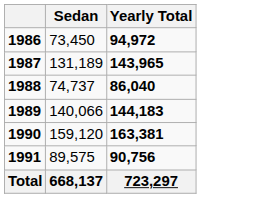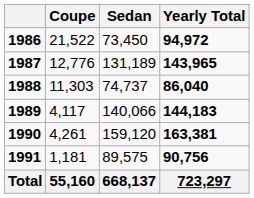+ column: (72, 16)
